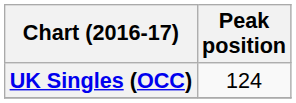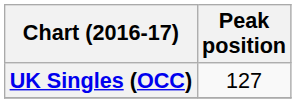(244, 80) 124 -> (244, 80) 127
